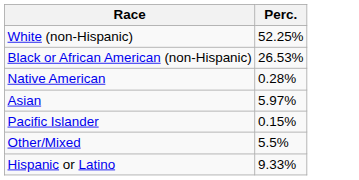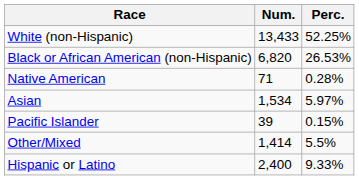+ column: (279, 15)
